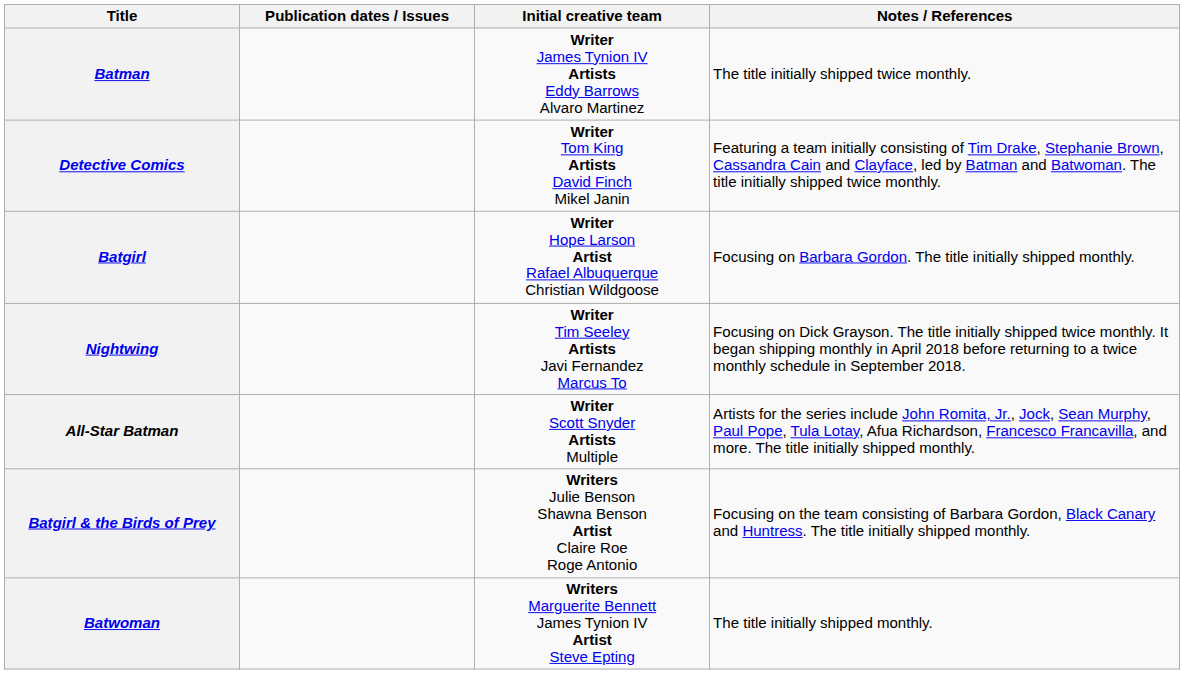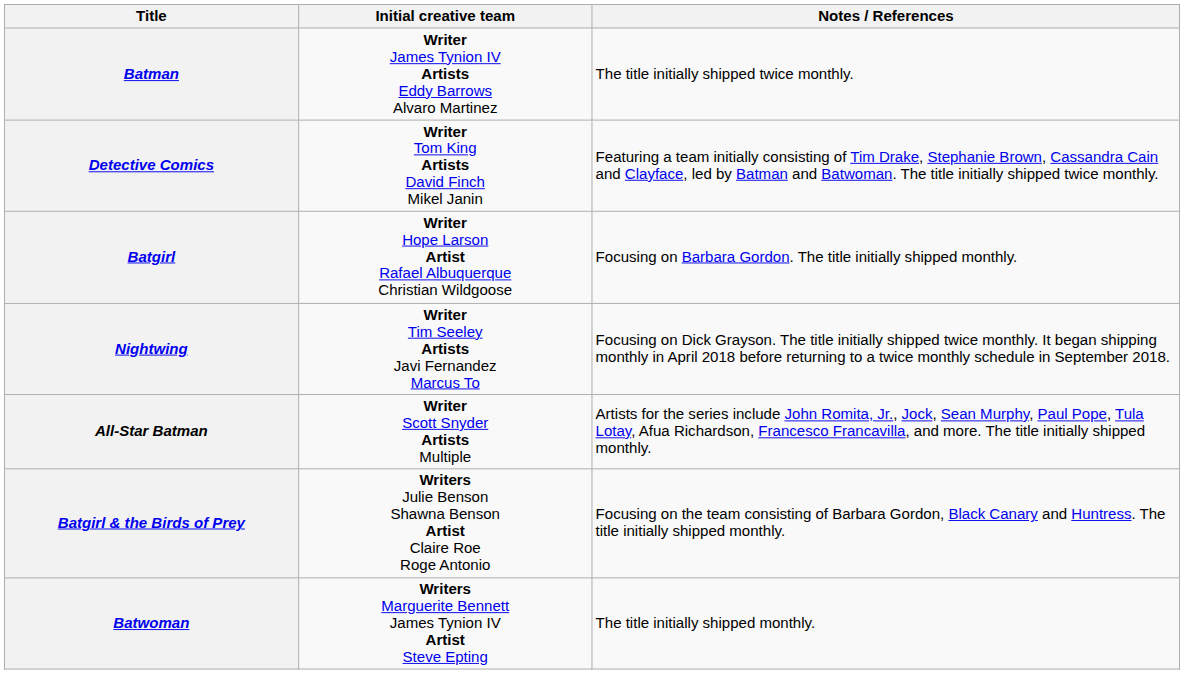- column: (357, 16)
